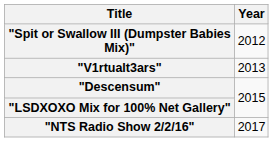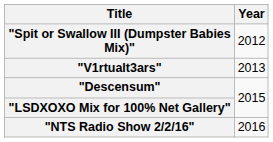(252, 127) 2017 -> (252, 127) 2016
